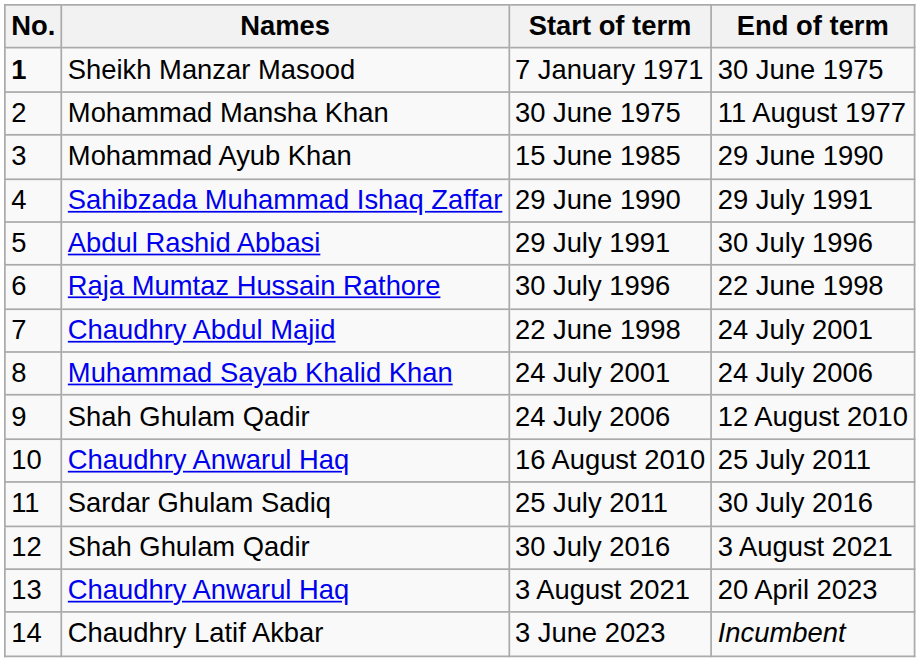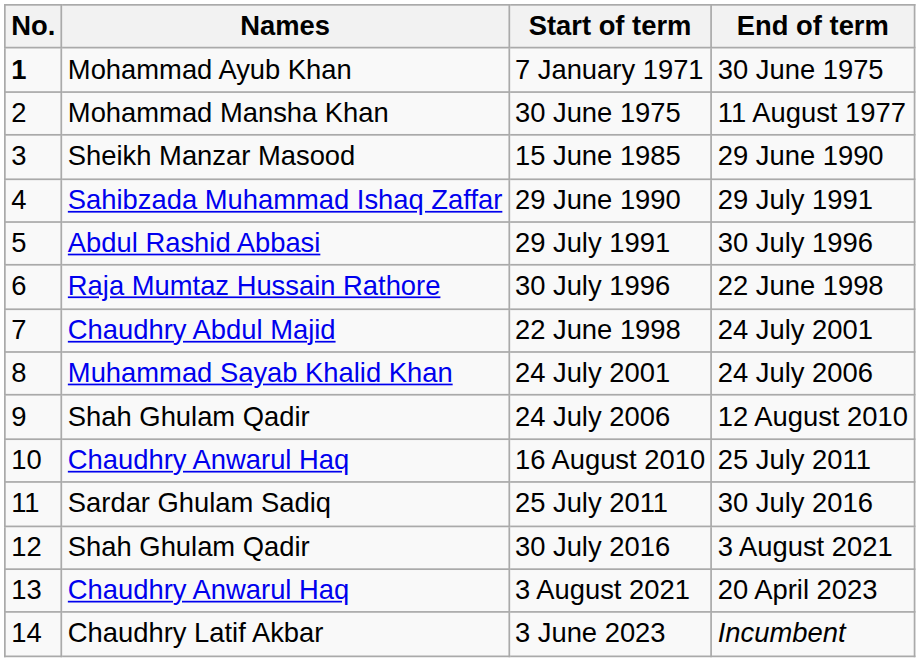(212, 69) Sheikh Manzar Masood -> (210, 69) Mohammad Ayub Khan
(210, 156) Mohammad Ayub Khan -> (212, 156) Sheikh Manzar Masood
